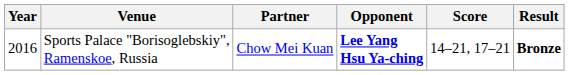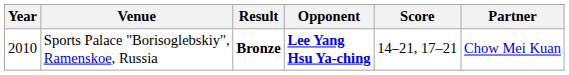columns swapped: (285, 16) <-> (539, 16)
(22, 49) 2016 -> (22, 49) 2010
